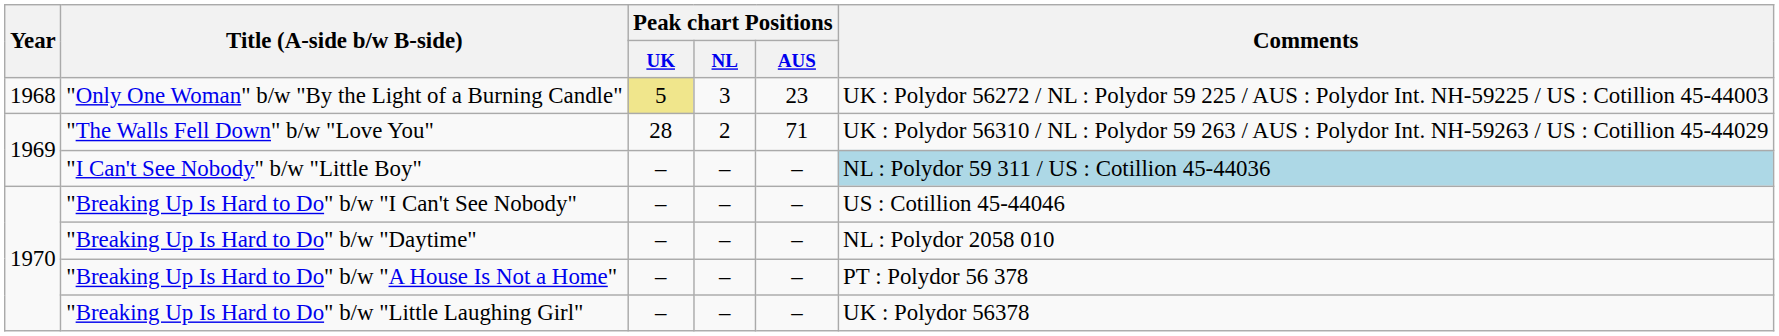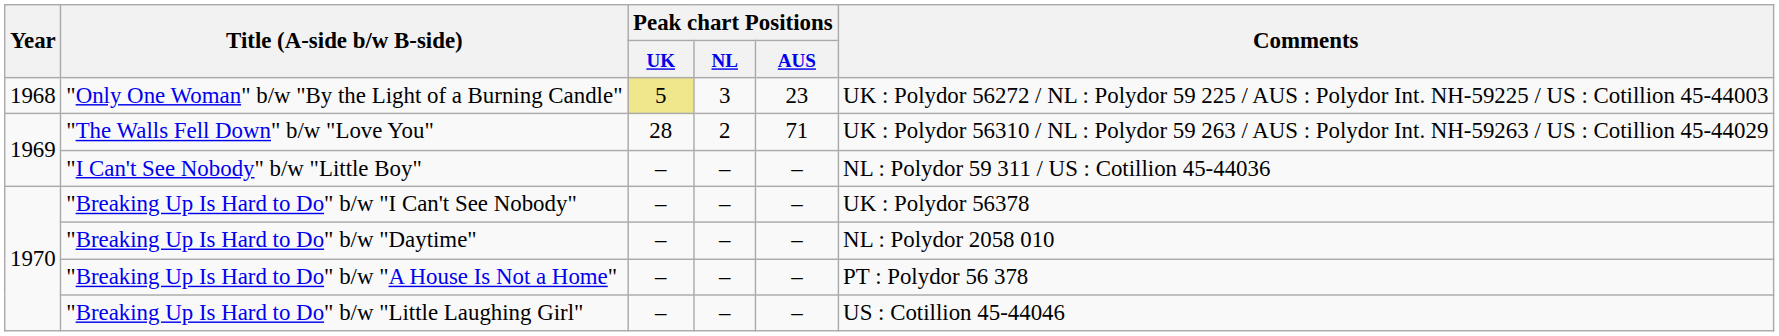(1057, 167) lightblue background -> (1057, 167) no background
(954, 204) US : Cotillion 45-44046 -> (936, 204) UK : Polydor 56378
(936, 312) UK : Polydor 56378 -> (954, 312) US : Cotillion 45-44046
